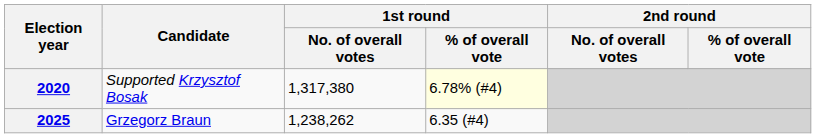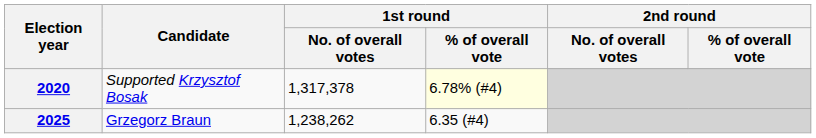(321, 88) 1,317,380 -> (321, 88) 1,317,378
